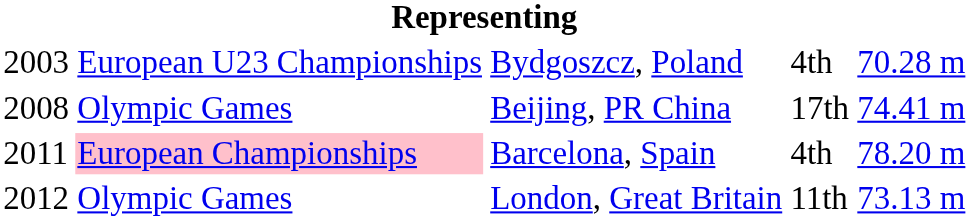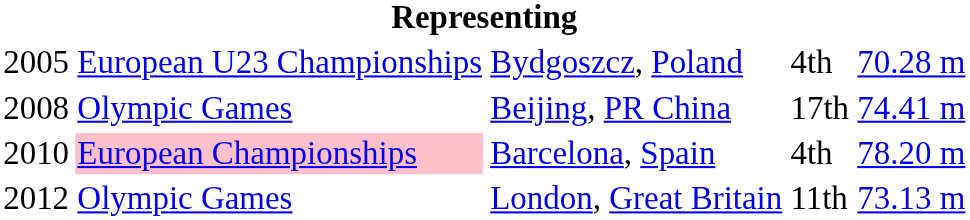(36, 62) 2003 -> (36, 62) 2005
(36, 153) 2011 -> (36, 153) 2010
